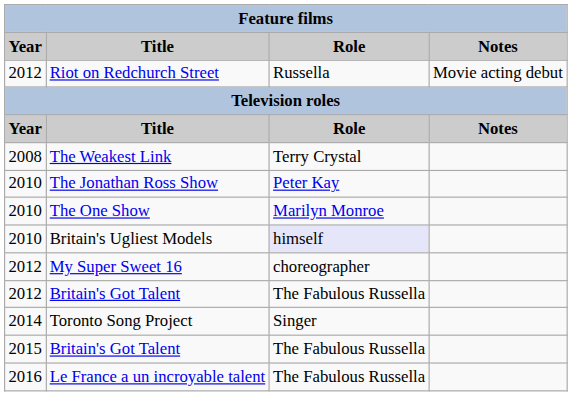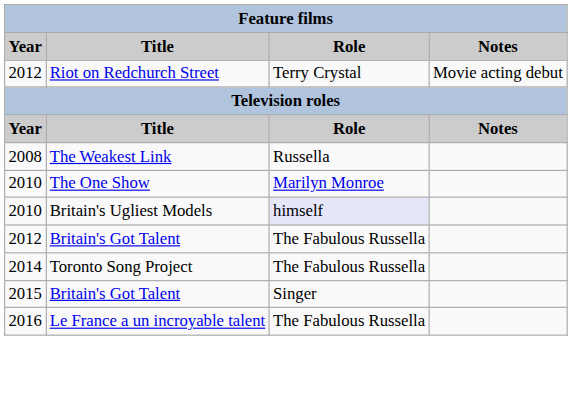(301, 73) Russella -> (317, 73) Terry Crystal
(317, 156) Terry Crystal -> (301, 156) Russella
- row: (25, 183)
- row: (25, 266)
(295, 321) Singer -> (349, 266) The Fabulous Russella
(349, 349) The Fabulous Russella -> (295, 294) Singer
